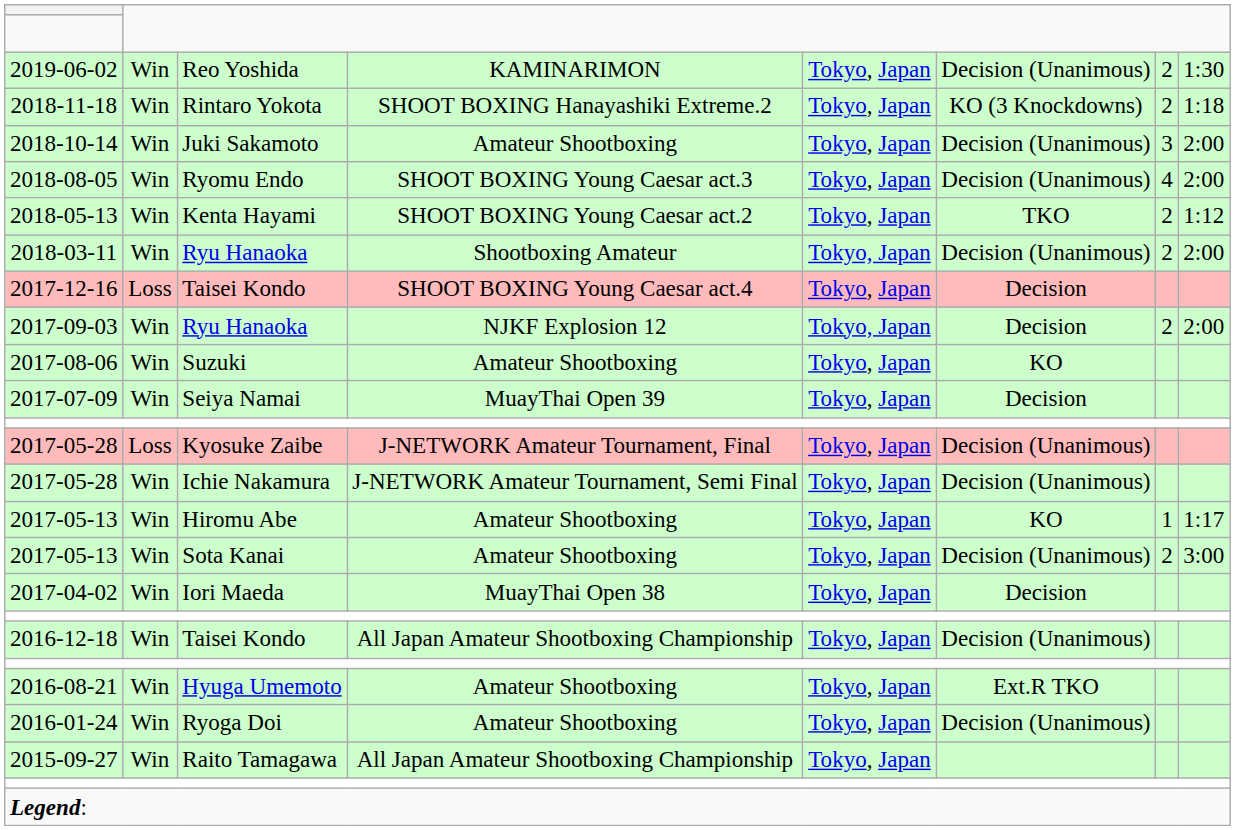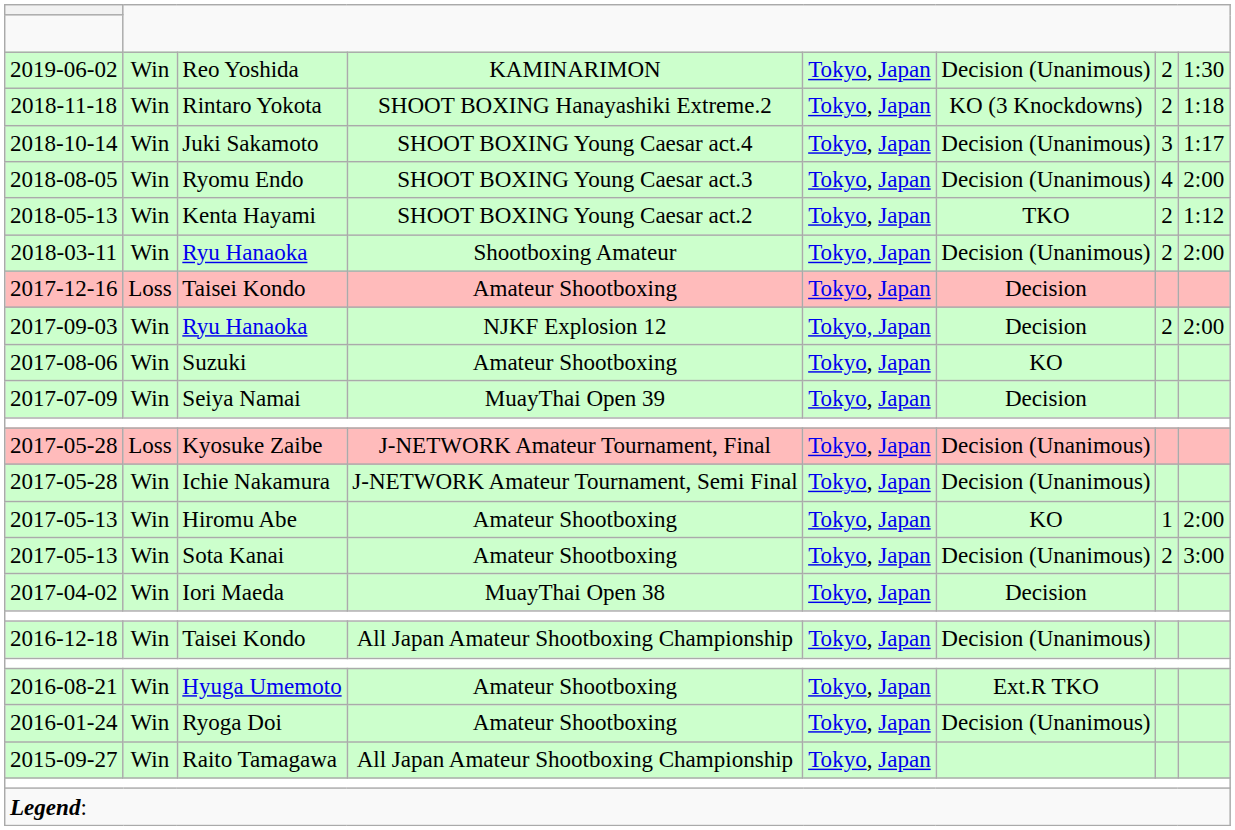(575, 143) Amateur Shootboxing -> (575, 143) SHOOT BOXING Young Caesar act.4
(1204, 143) 2:00 -> (1204, 143) 1:17
(575, 289) SHOOT BOXING Young Caesar act.4 -> (575, 289) Amateur Shootboxing
(1204, 519) 1:17 -> (1204, 519) 2:00
